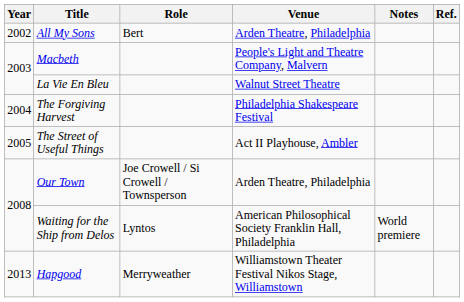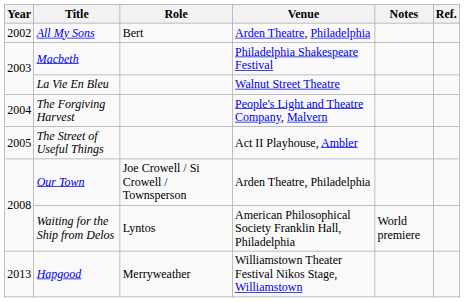(299, 58) People's Light and Theatre Company, Malvern -> (297, 58) Philadelphia Shakespeare Festival
(297, 110) Philadelphia Shakespeare Festival -> (299, 110) People's Light and Theatre Company, Malvern
